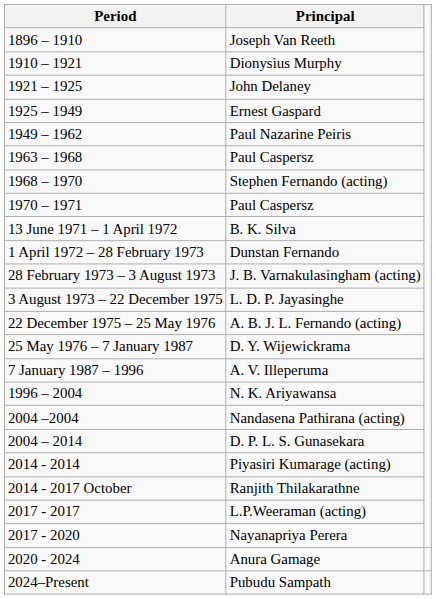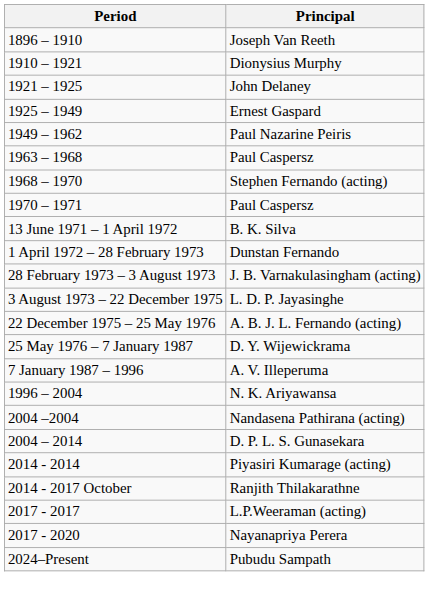- row: (44, 559)
